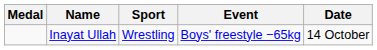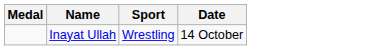- column: (241, 15)
